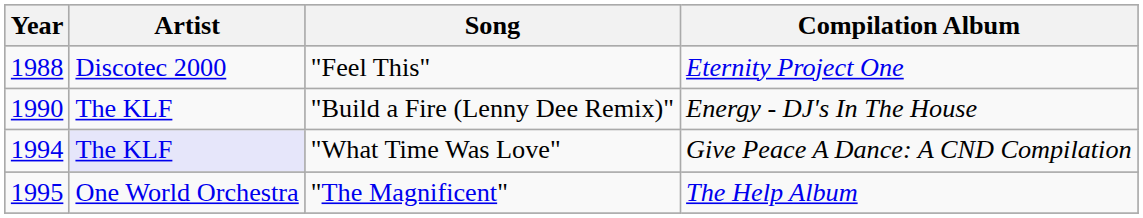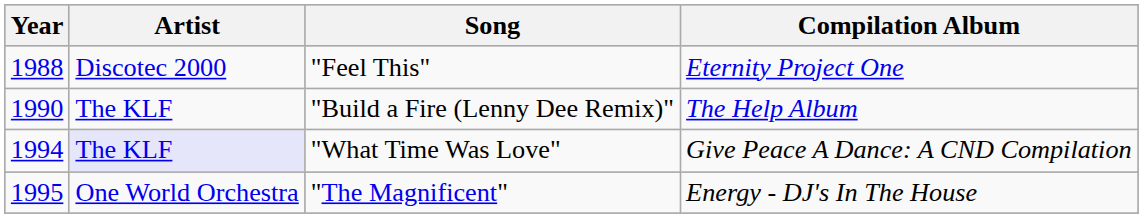(832, 108) Energy - DJ's In The House -> (772, 108) The Help Album
(772, 191) The Help Album -> (832, 191) Energy - DJ's In The House
